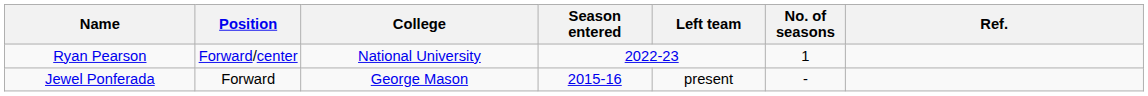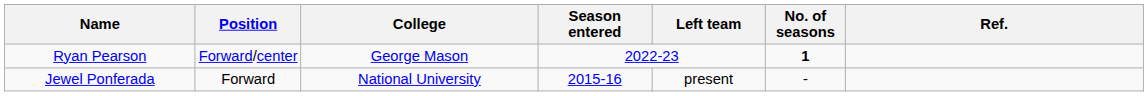(419, 56) National University -> (419, 56) George Mason
(805, 56) normal -> (805, 56) bold
(419, 79) George Mason -> (419, 79) National University
